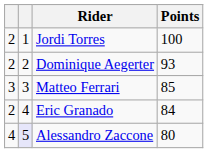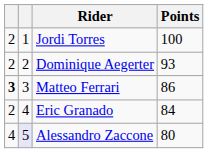(12, 87) normal -> (12, 87) bold
(168, 87) 85 -> (168, 87) 86
